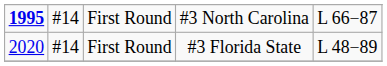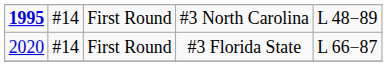(347, 18) L 66−87 -> (347, 18) L 48−89
(347, 46) L 48−89 -> (347, 46) L 66−87
